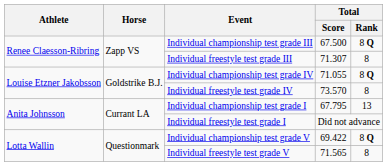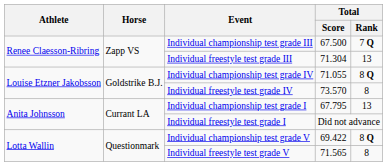(367, 44) 8 Q -> (367, 44) 7 Q
(333, 59) 71.307 -> (333, 59) 71.304
(367, 59) 8 -> (367, 59) 13
